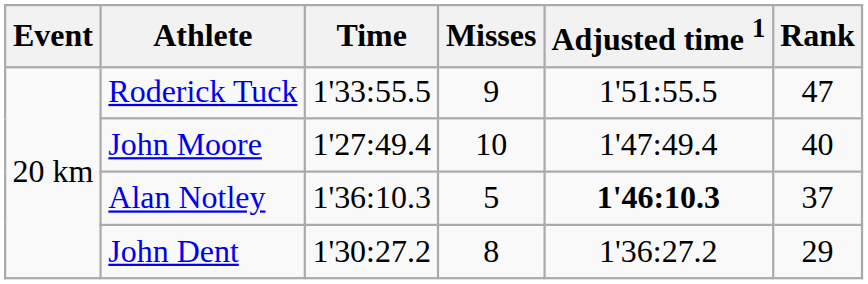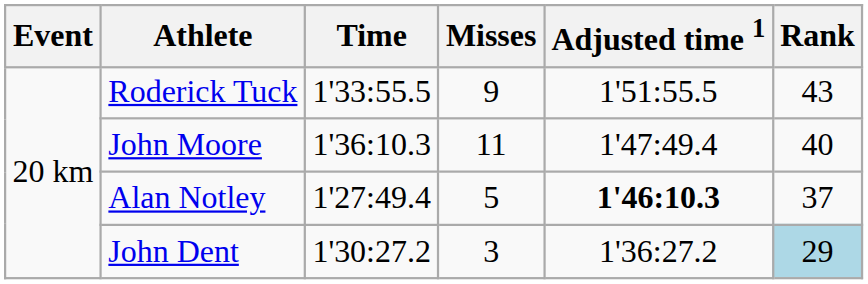(818, 92) 47 -> (818, 92) 43
(372, 145) 1'27:49.4 -> (372, 145) 1'36:10.3
(491, 145) 10 -> (491, 145) 11
(372, 197) 1'36:10.3 -> (372, 197) 1'27:49.4
(491, 250) 8 -> (491, 250) 3
(818, 250) no background -> (818, 250) lightblue background
